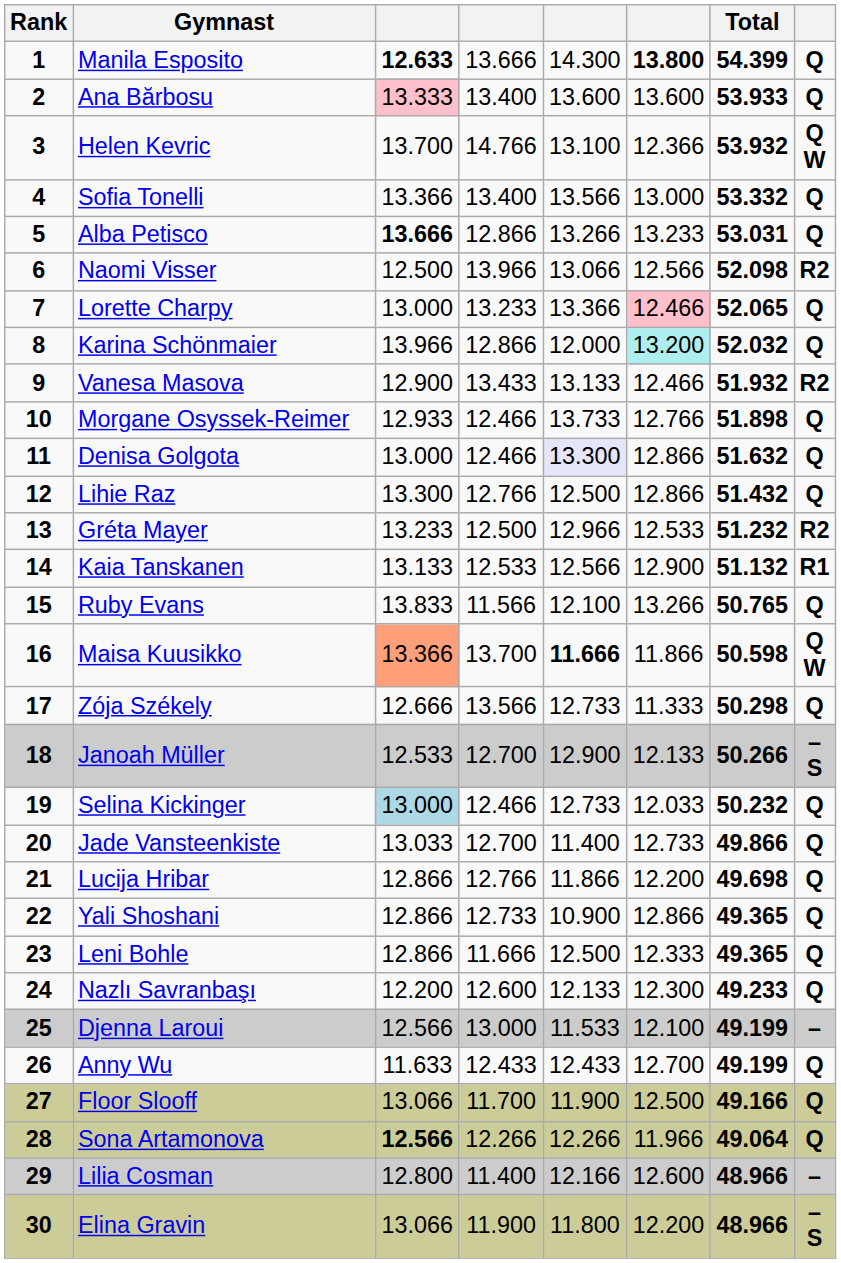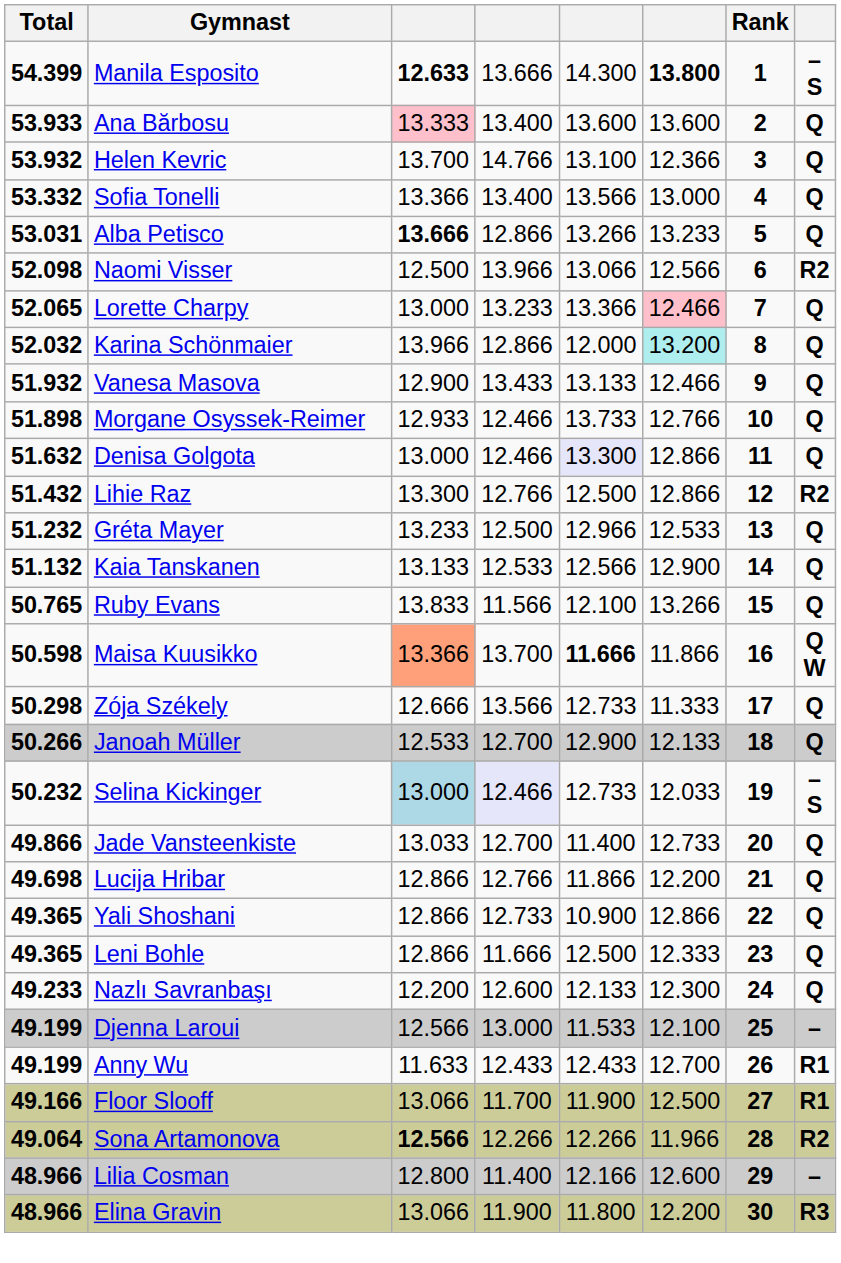columns swapped: (39, 23) <-> (752, 23)
(815, 60) Q -> (815, 73) – S
(815, 147) Q W -> (815, 160) Q
(815, 382) R2 -> (815, 382) Q
(815, 493) Q -> (815, 493) R2
(815, 530) R2 -> (815, 530) Q
(815, 567) R1 -> (815, 567) Q
(815, 755) – S -> (815, 742) Q
(501, 805) no background -> (517, 792) lavender background
(815, 805) Q -> (815, 792) – S
(815, 1065) Q -> (815, 1065) R1
(815, 1102) Q -> (815, 1102) R1
(815, 1139) Q -> (815, 1139) R2
(815, 1226) – S -> (815, 1213) R3
